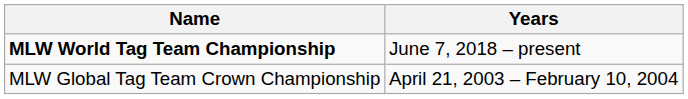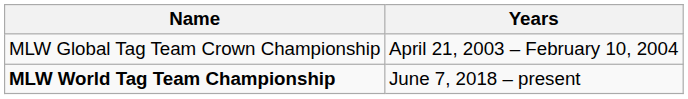rows swapped: (195, 78) <-> (172, 49)
